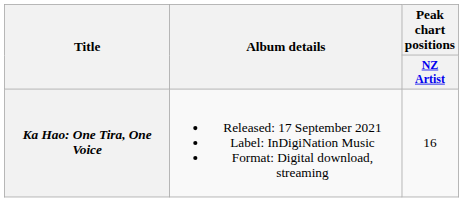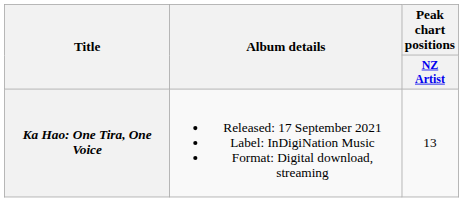(430, 142) 16 -> (430, 142) 13
